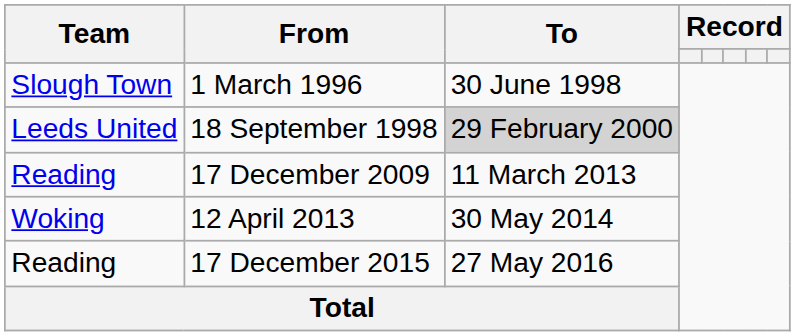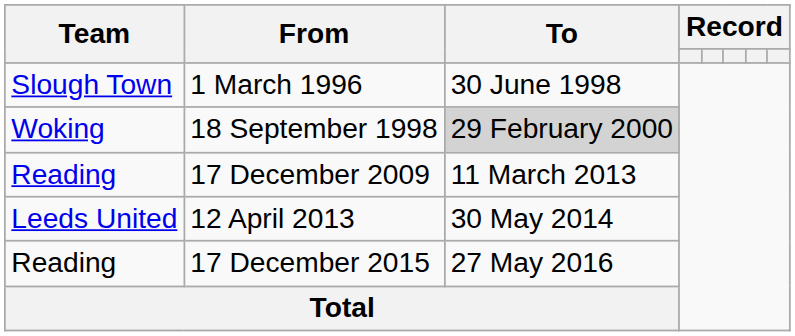(94, 129) Leeds United -> (58, 129) Woking
(58, 218) Woking -> (94, 218) Leeds United
